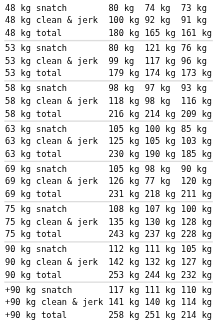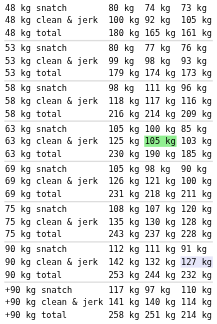(194, 20) 91 kg -> (196, 20) 105 kg
(160, 48) 121 kg -> (158, 48) 77 kg
(160, 61) 117 kg -> (158, 61) 98 kg
(194, 61) 96 kg -> (194, 61) 93 kg
(158, 88) 97 kg -> (160, 88) 111 kg
(194, 88) 93 kg -> (194, 88) 96 kg
(158, 101) 98 kg -> (160, 101) 117 kg
(160, 141) no background -> (160, 141) lightgreen background
(158, 182) 77 kg -> (160, 182) 121 kg
(196, 182) 120 kg -> (196, 182) 100 kg
(196, 209) 100 kg -> (196, 209) 120 kg
(196, 249) 105 kg -> (194, 249) 91 kg
(196, 262) no background -> (196, 262) lavender background
(160, 290) 111 kg -> (158, 290) 97 kg
